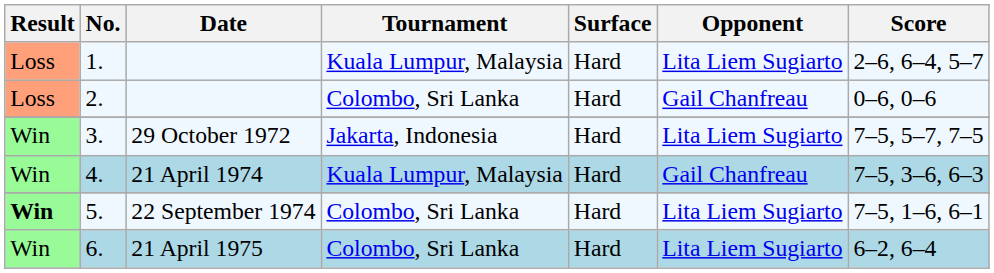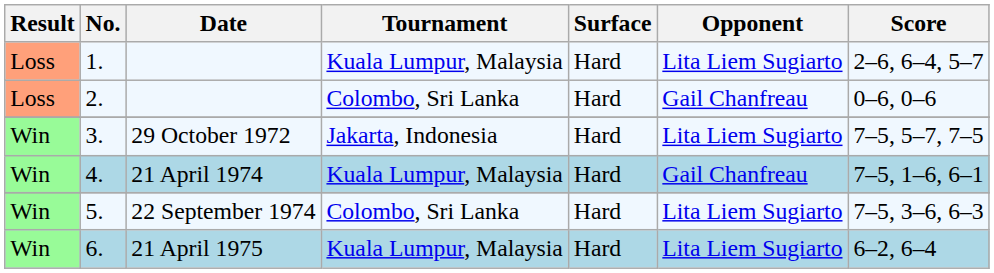(919, 173) 7–5, 3–6, 6–3 -> (919, 173) 7–5, 1–6, 6–1
(32, 211) bold -> (30, 211) normal
(919, 211) 7–5, 1–6, 6–1 -> (919, 211) 7–5, 3–6, 6–3
(423, 248) Colombo, Sri Lanka -> (445, 248) Kuala Lumpur, Malaysia
